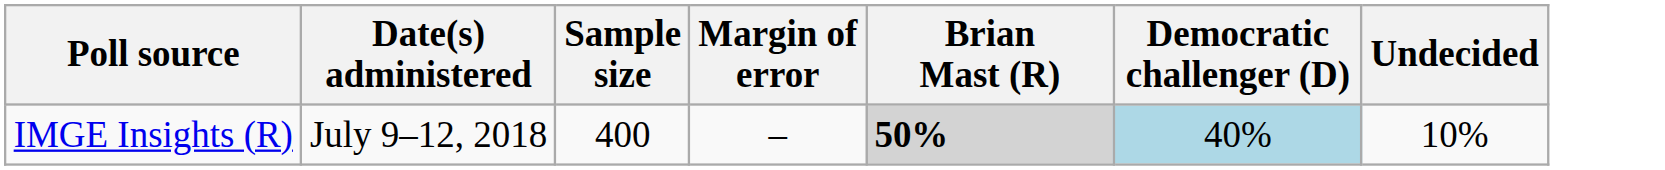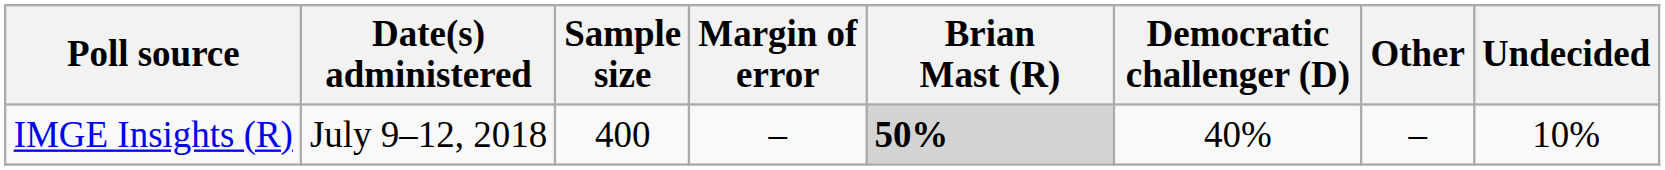+ column: (1418, 54)
(1238, 134) lightblue background -> (1238, 134) no background
